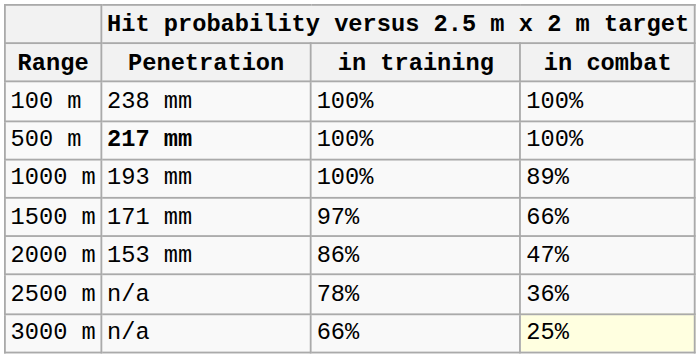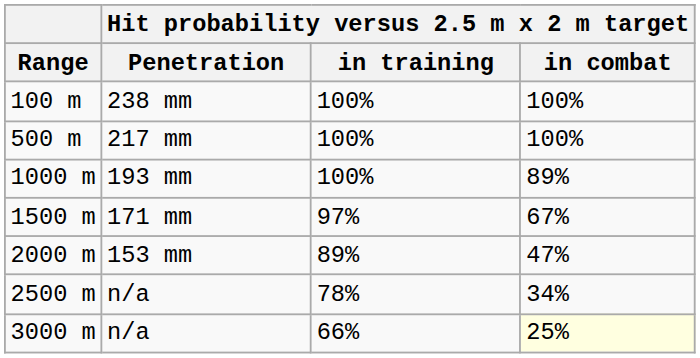(150, 140) bold -> (150, 140) normal
(548, 217) 66% -> (548, 217) 67%
(338, 256) 86% -> (338, 256) 89%
(548, 294) 36% -> (548, 294) 34%
